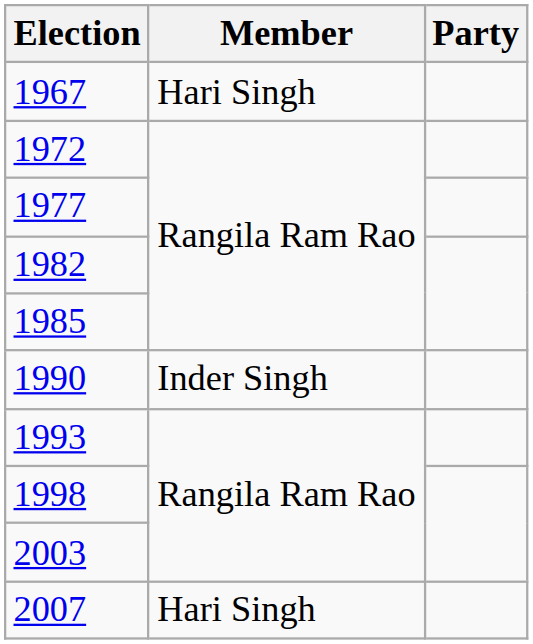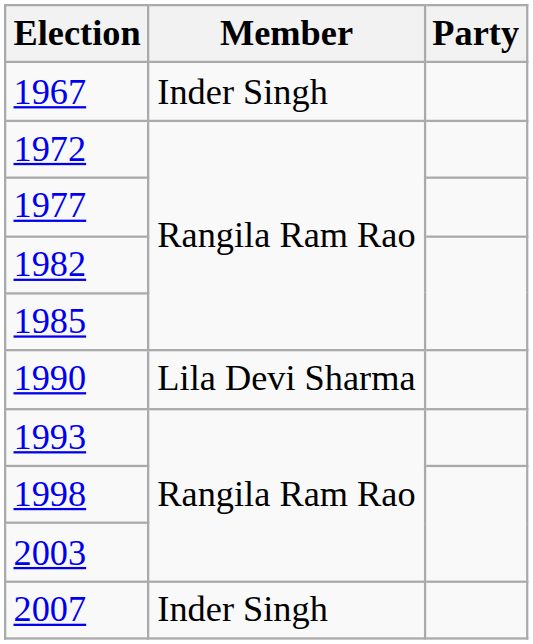(237, 90) Hari Singh -> (243, 90) Inder Singh
(243, 378) Inder Singh -> (286, 378) Lila Devi Sharma
(237, 609) Hari Singh -> (243, 609) Inder Singh
